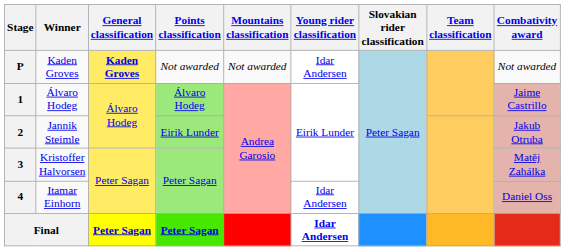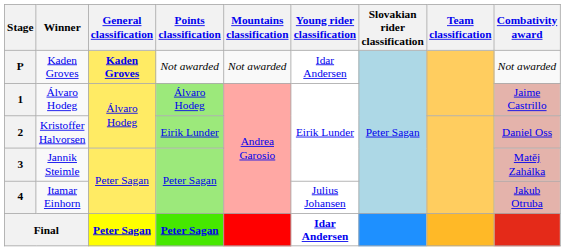(62, 132) Jannik Steimle -> (62, 132) Kristoffer Halvorsen
(527, 132) Jakub Otruba -> (527, 132) Daniel Oss
(62, 164) Kristoffer Halvorsen -> (62, 164) Jannik Steimle
(325, 197) Idar Andersen -> (325, 197) Julius Johansen
(527, 197) Daniel Oss -> (527, 197) Jakub Otruba
